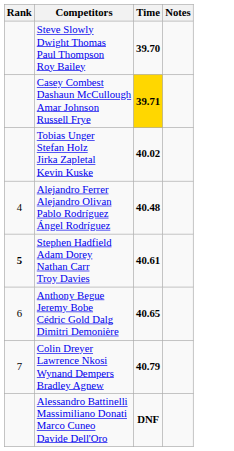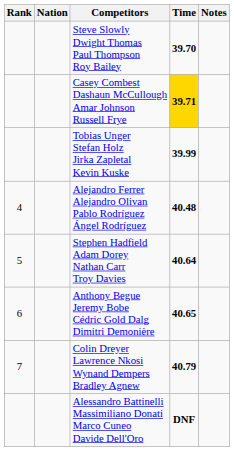+ column: (52, 13)
(148, 154) 40.02 -> (184, 154) 39.99
(19, 260) bold -> (19, 260) normal
(148, 260) 40.61 -> (184, 260) 40.64
